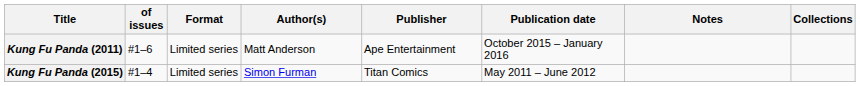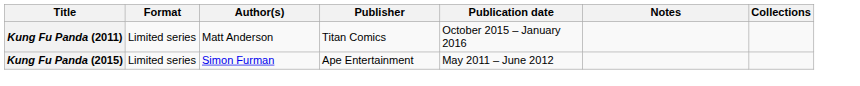- column: (146, 19)
(410, 49) Ape Entertainment -> (354, 36) Titan Comics
(396, 73) Titan Comics -> (368, 60) Ape Entertainment
